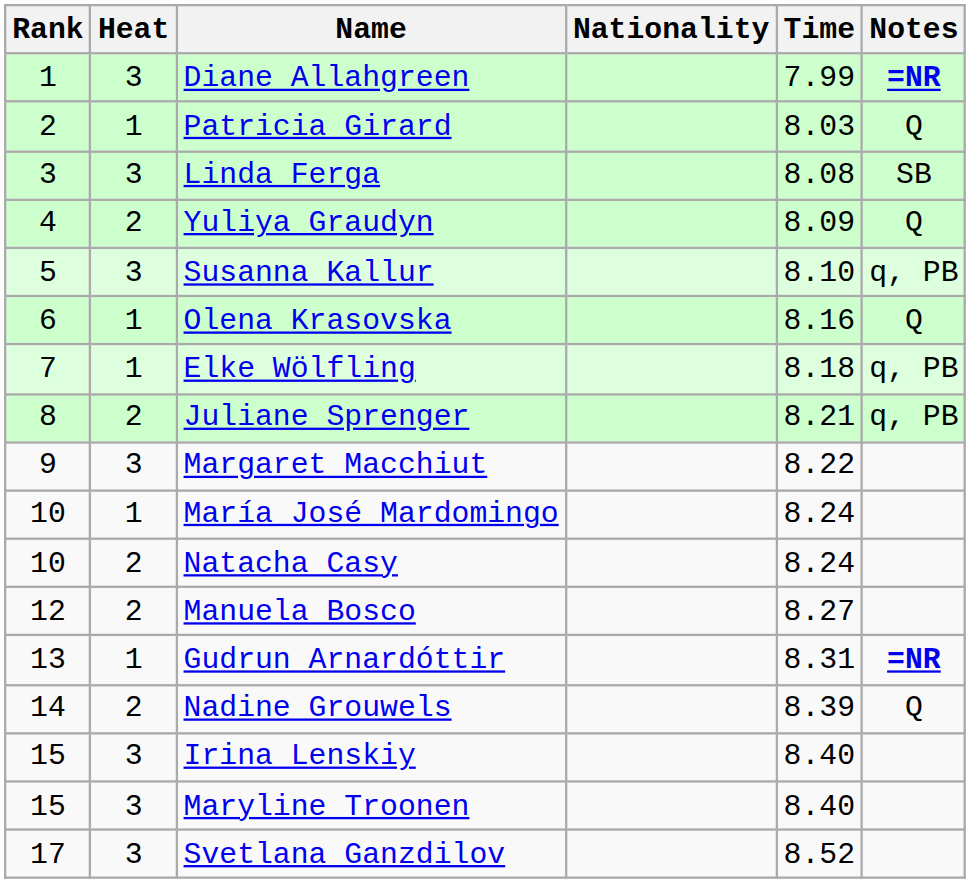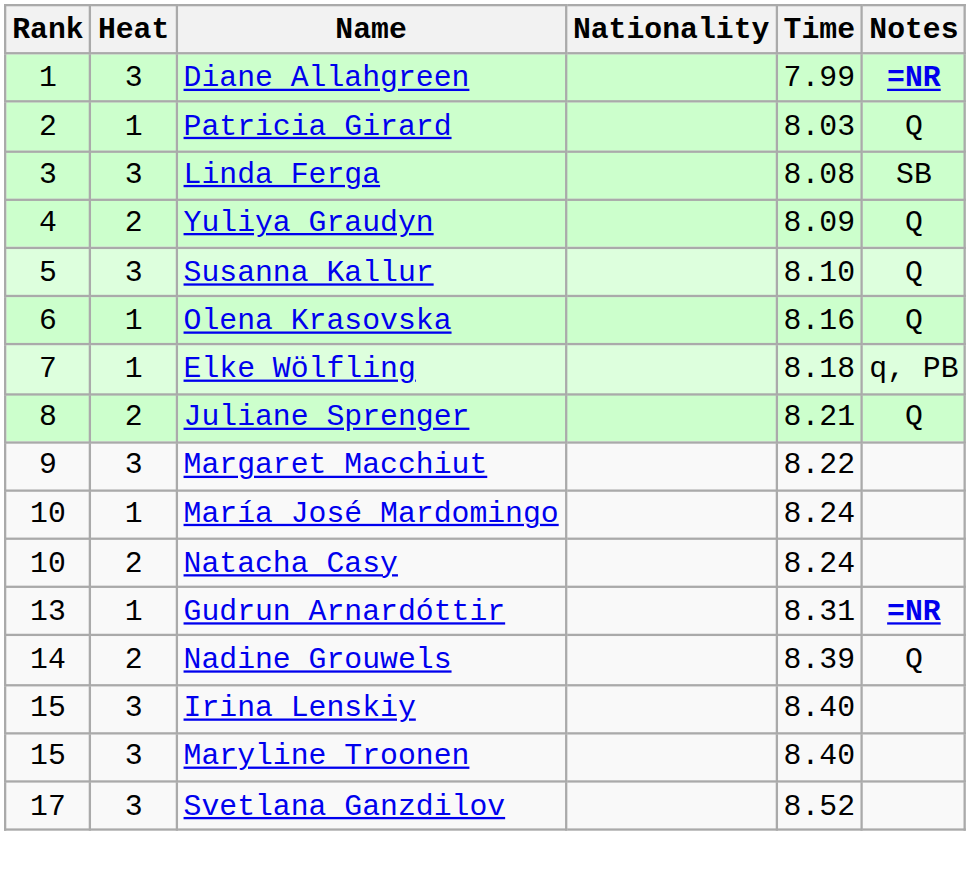(914, 272) q, PB -> (914, 272) Q
(914, 418) q, PB -> (914, 418) Q
- row: (300, 612)
